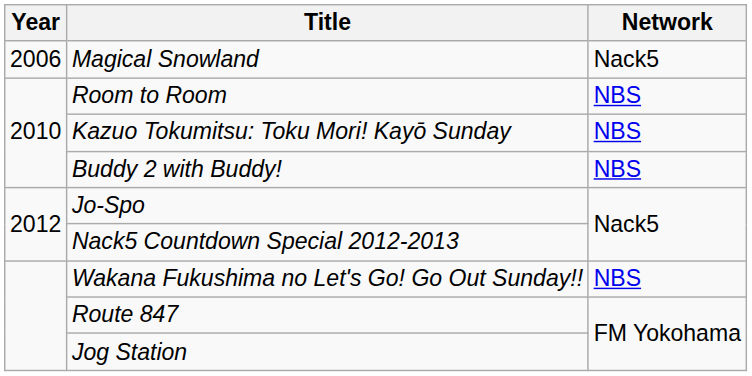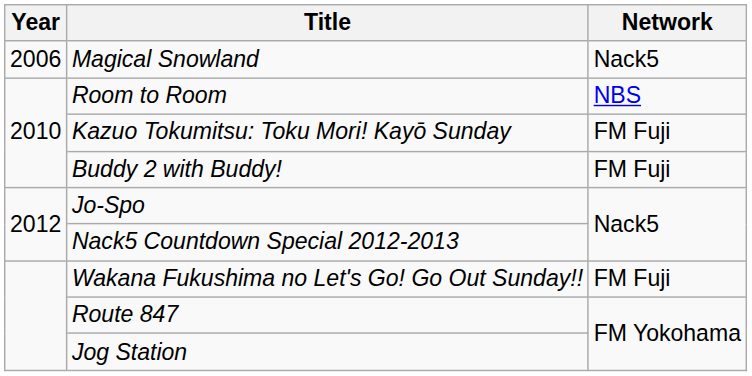(617, 132) NBS -> (632, 132) FM Fuji
(617, 168) NBS -> (632, 168) FM Fuji
(617, 278) NBS -> (632, 278) FM Fuji
